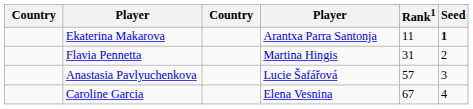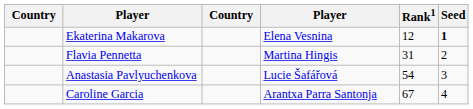(320, 36) Arantxa Parra Santonja -> (298, 36) Elena Vesnina
(408, 36) 11 -> (408, 36) 12
(408, 75) 57 -> (408, 75) 54
(298, 94) Elena Vesnina -> (320, 94) Arantxa Parra Santonja
